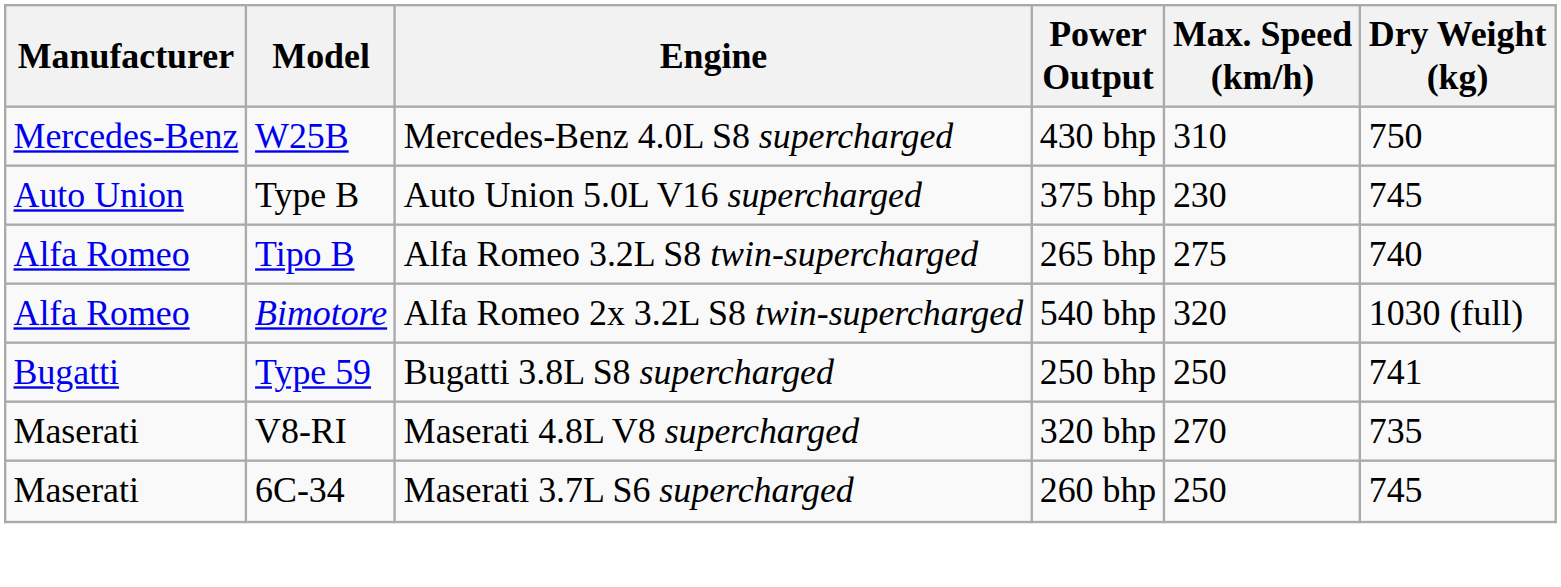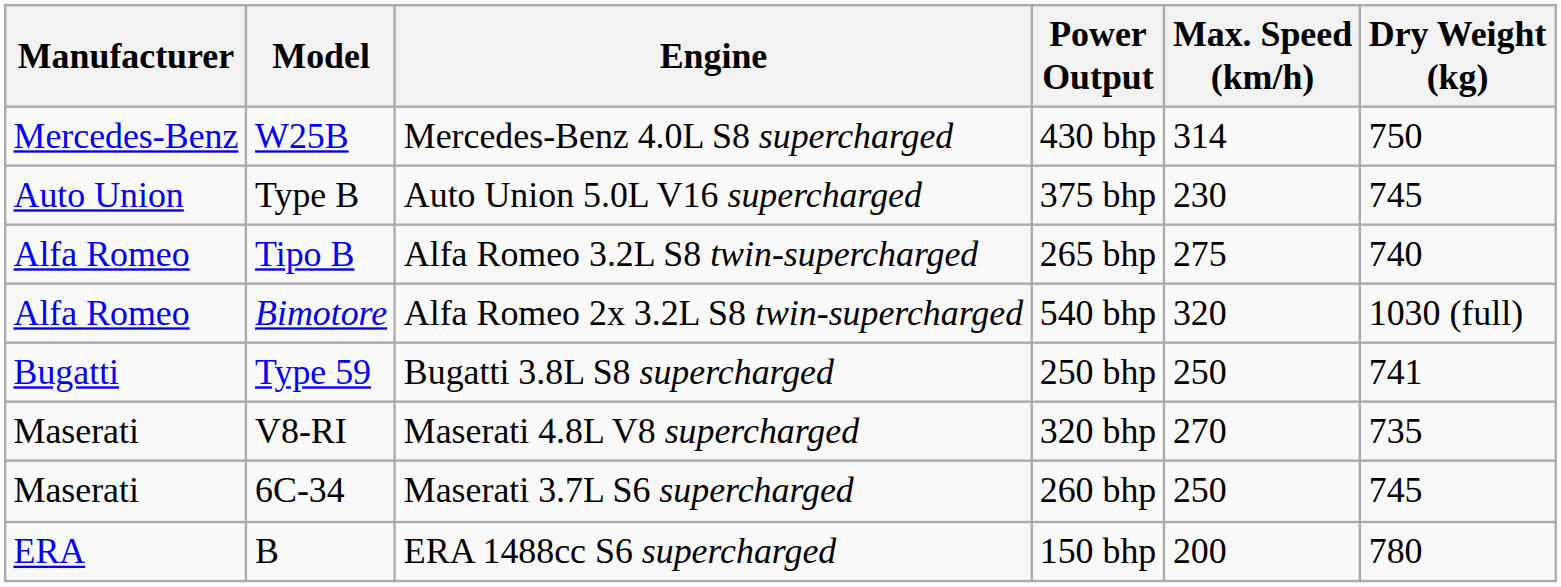(1200, 135) 310 -> (1200, 135) 314
+ row: (267, 549)
